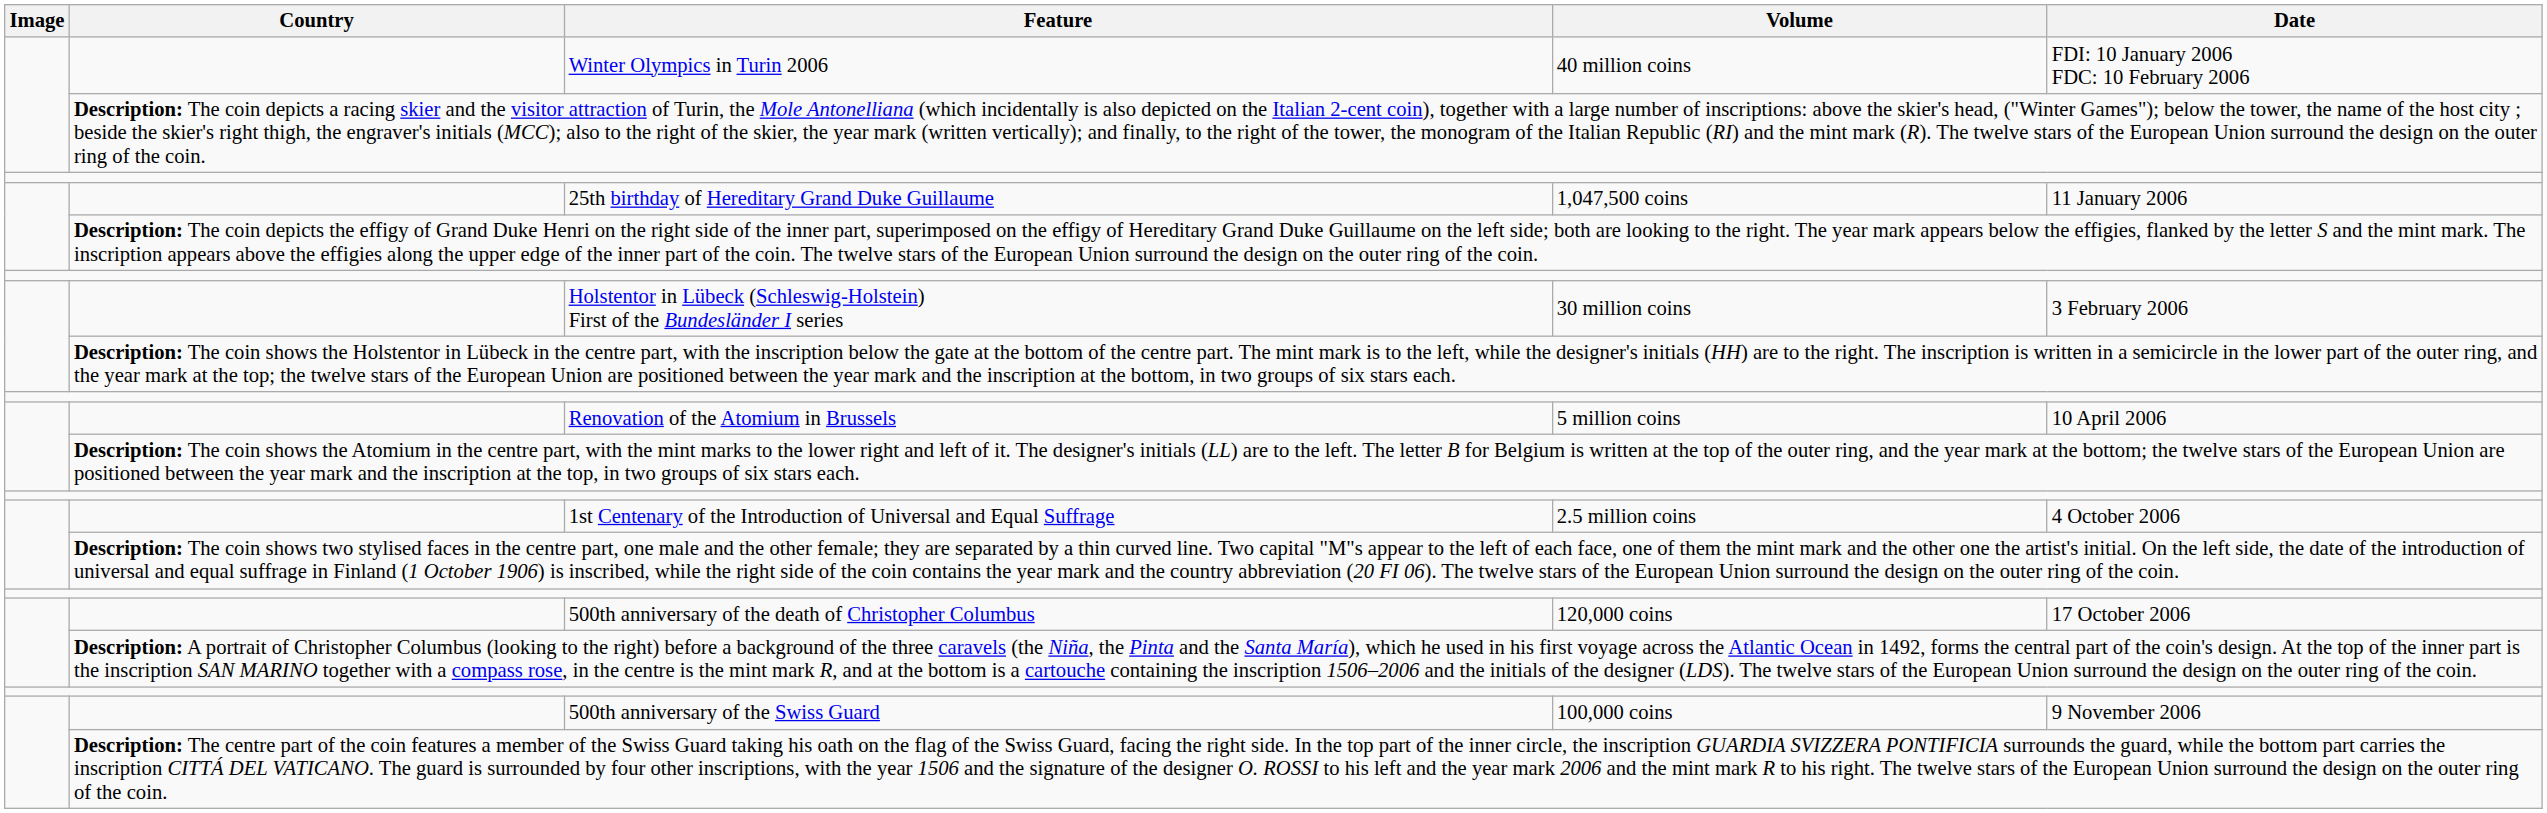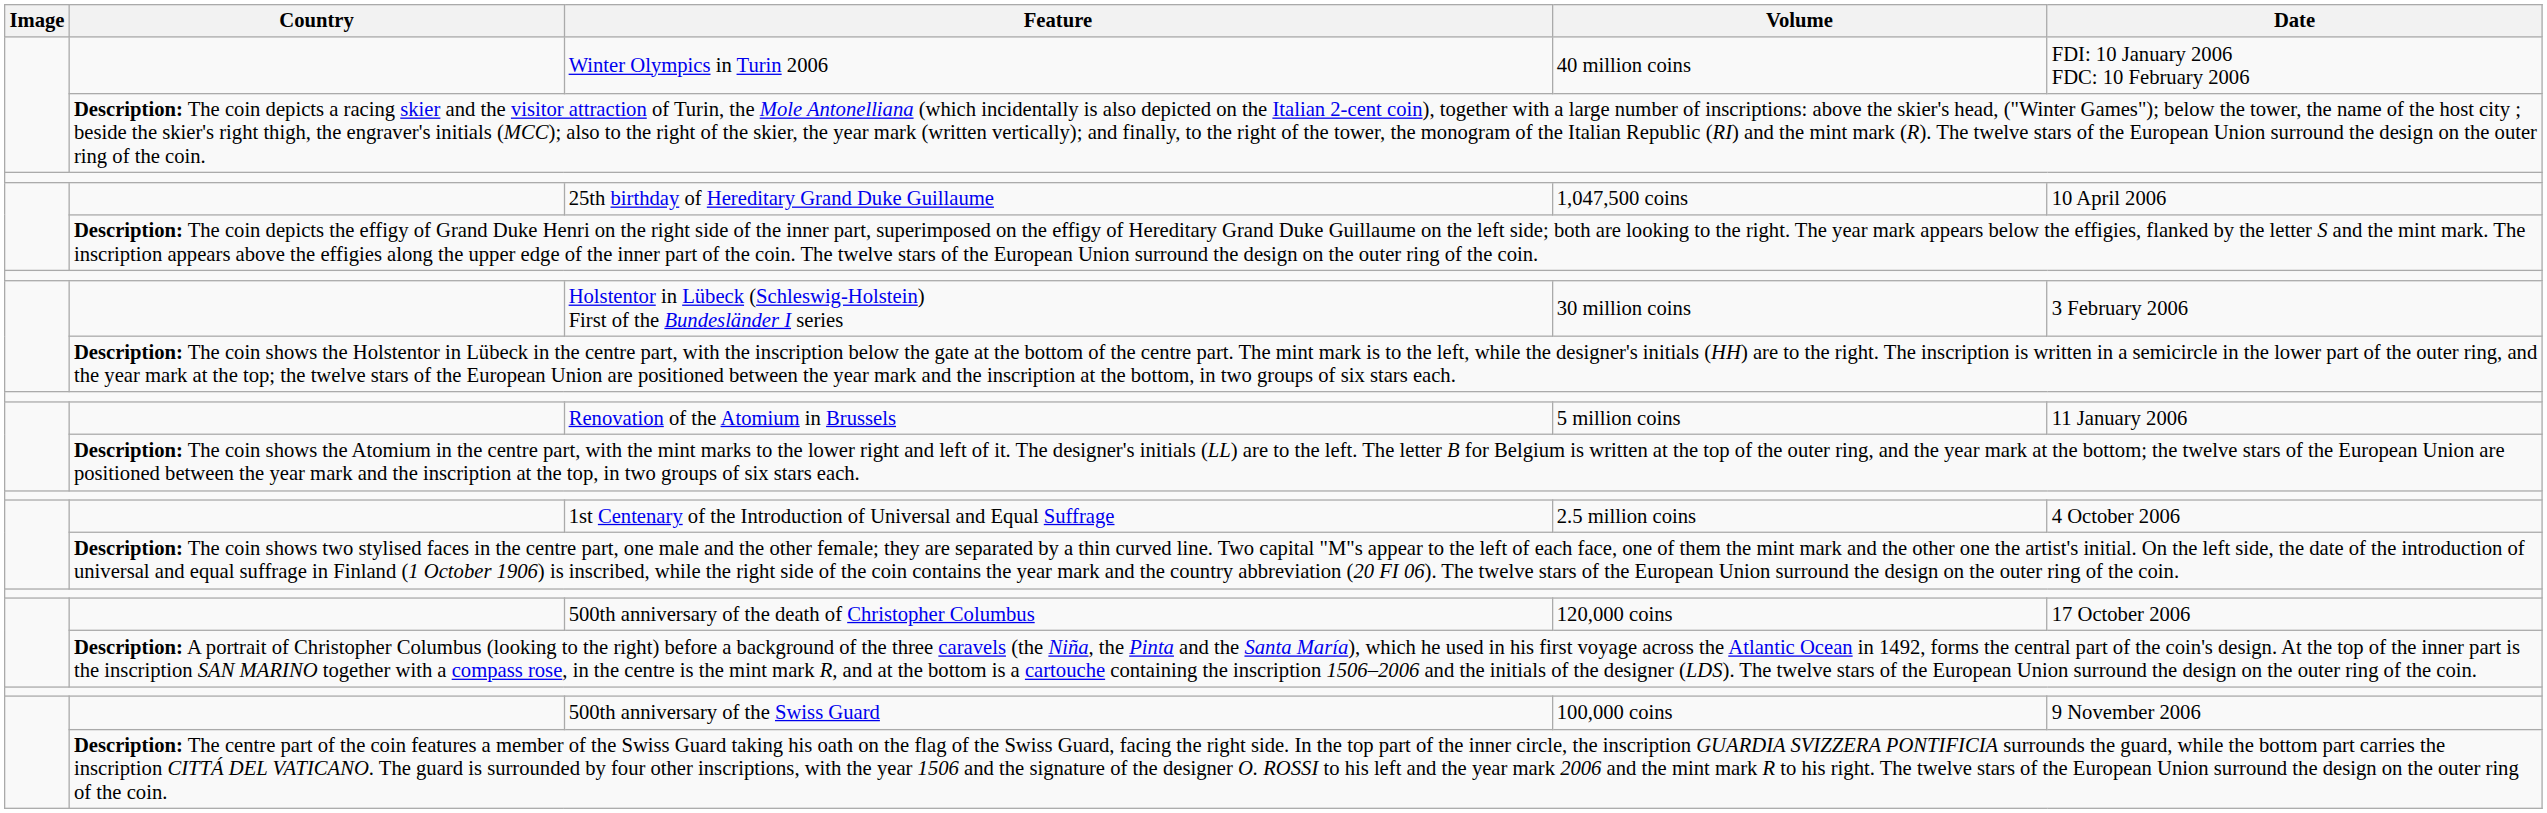(2120, 198) 11 January 2006 -> (2109, 198) 10 April 2006
(2109, 417) 10 April 2006 -> (2120, 417) 11 January 2006
